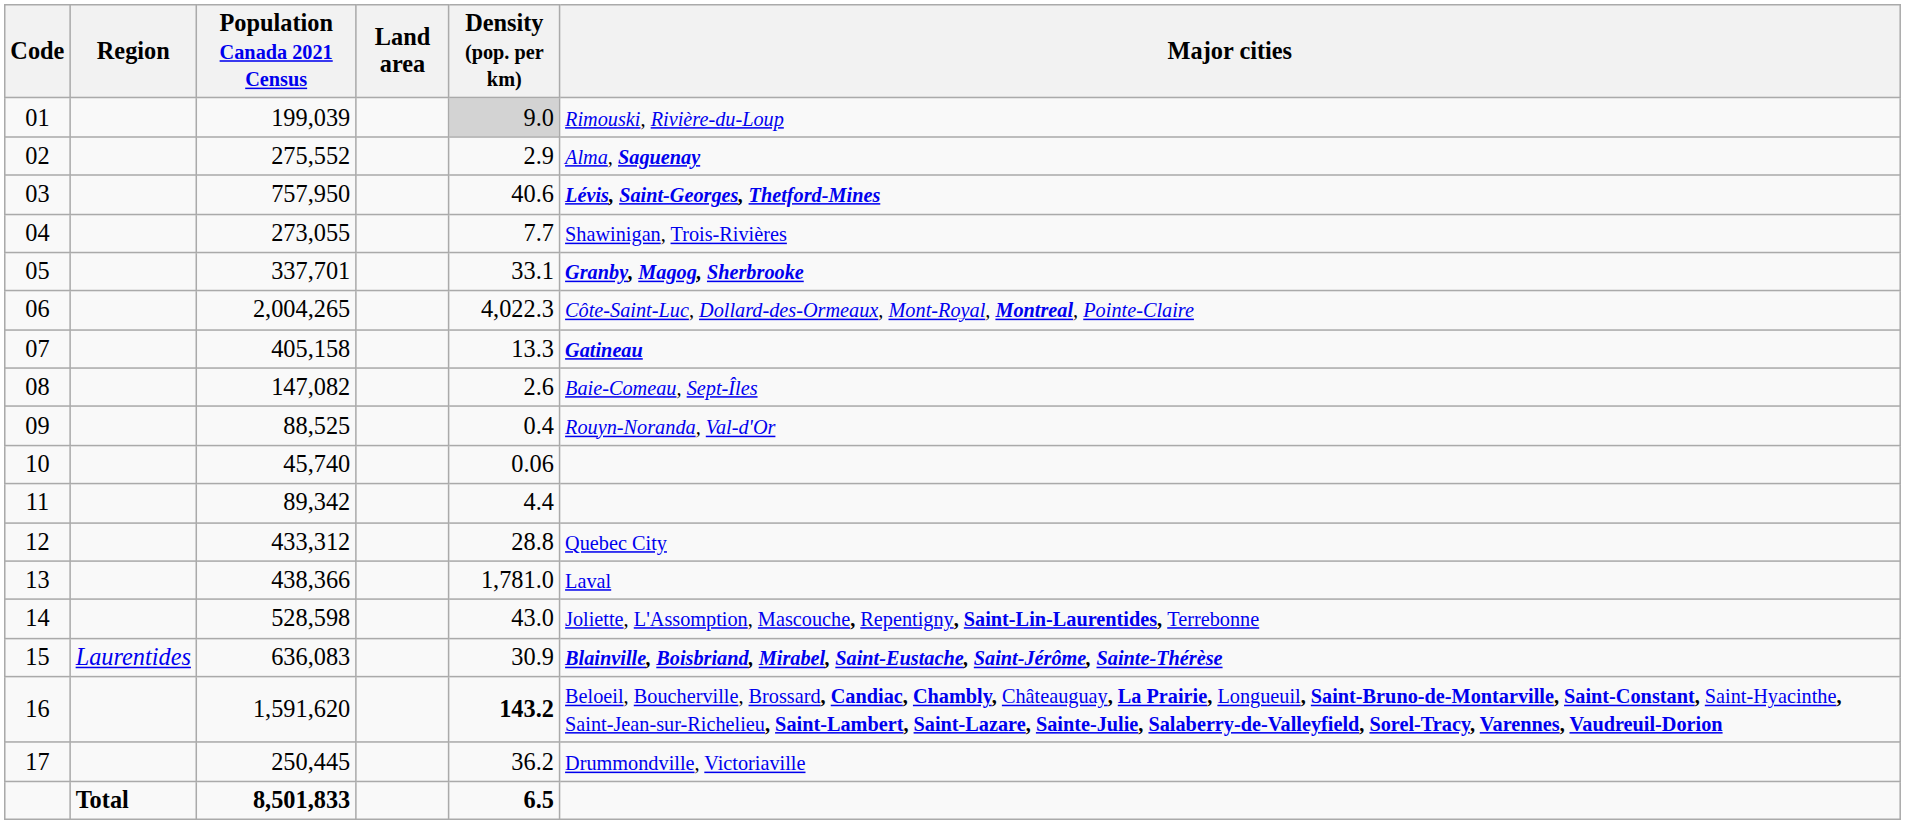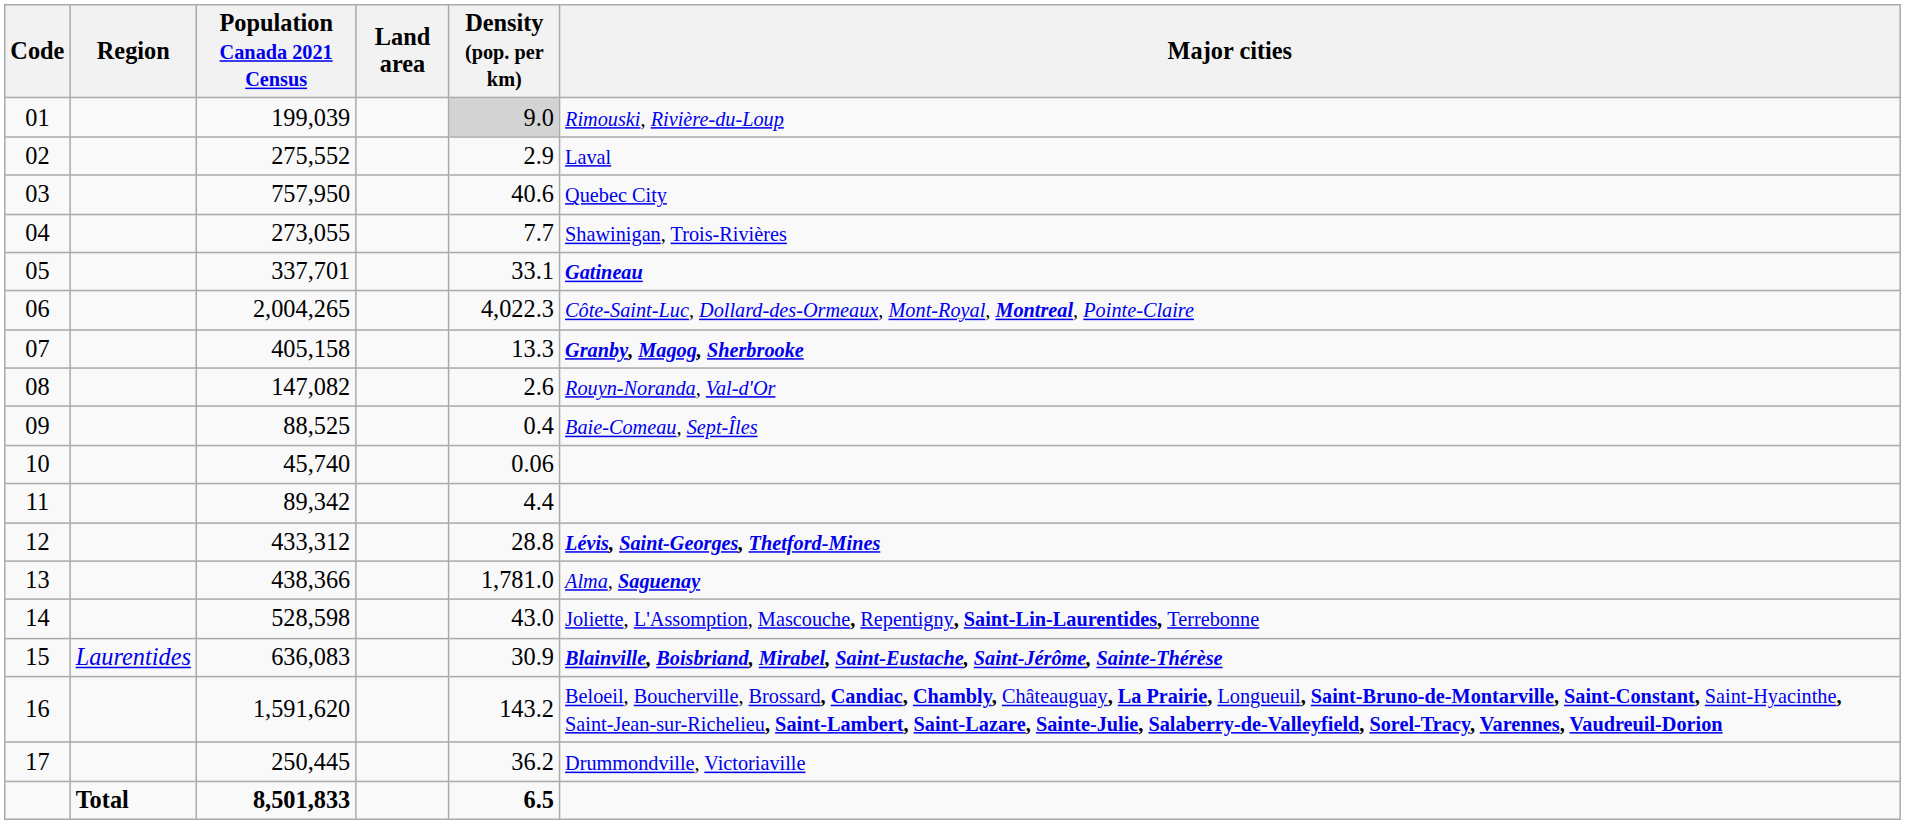(633, 157) Alma, Saguenay -> (588, 157) Laval
(723, 195) Lévis, Saint-Georges, Thetford-Mines -> (616, 195) Quebec City
(684, 272) Granby, Magog, Sherbrooke -> (604, 272) Gatineau
(604, 350) Gatineau -> (684, 350) Granby, Magog, Sherbrooke
(661, 388) Baie-Comeau, Sept-Îles -> (670, 388) Rouyn-Noranda, Val-d'Or
(670, 427) Rouyn-Noranda, Val-d'Or -> (661, 427) Baie-Comeau, Sept-Îles
(616, 542) Quebec City -> (723, 542) Lévis, Saint-Georges, Thetford-Mines
(588, 581) Laval -> (633, 581) Alma, Saguenay
(527, 709) bold -> (527, 709) normal
